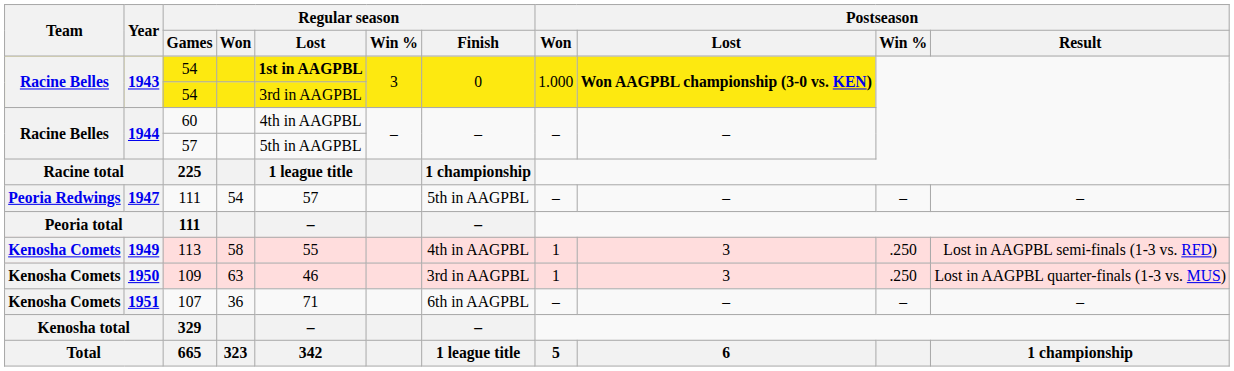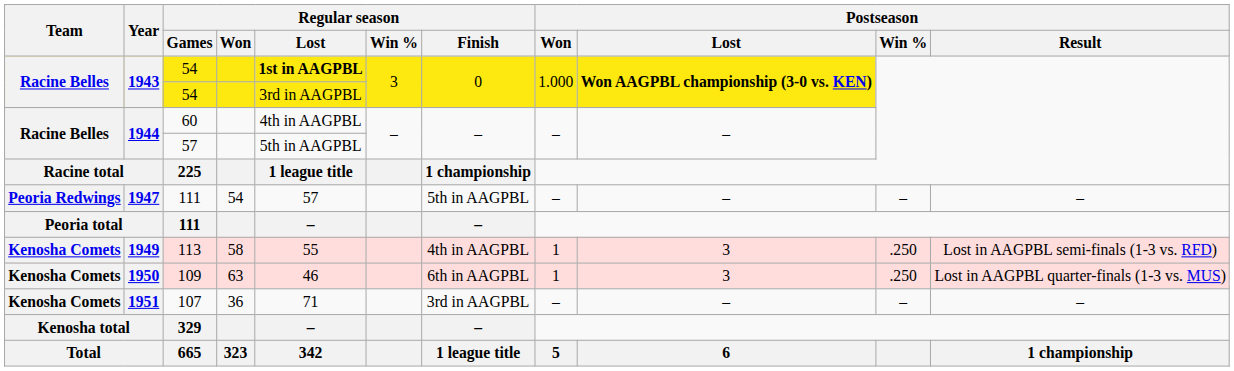(478, 275) 3rd in AAGPBL -> (478, 275) 6th in AAGPBL
(478, 301) 6th in AAGPBL -> (478, 301) 3rd in AAGPBL
